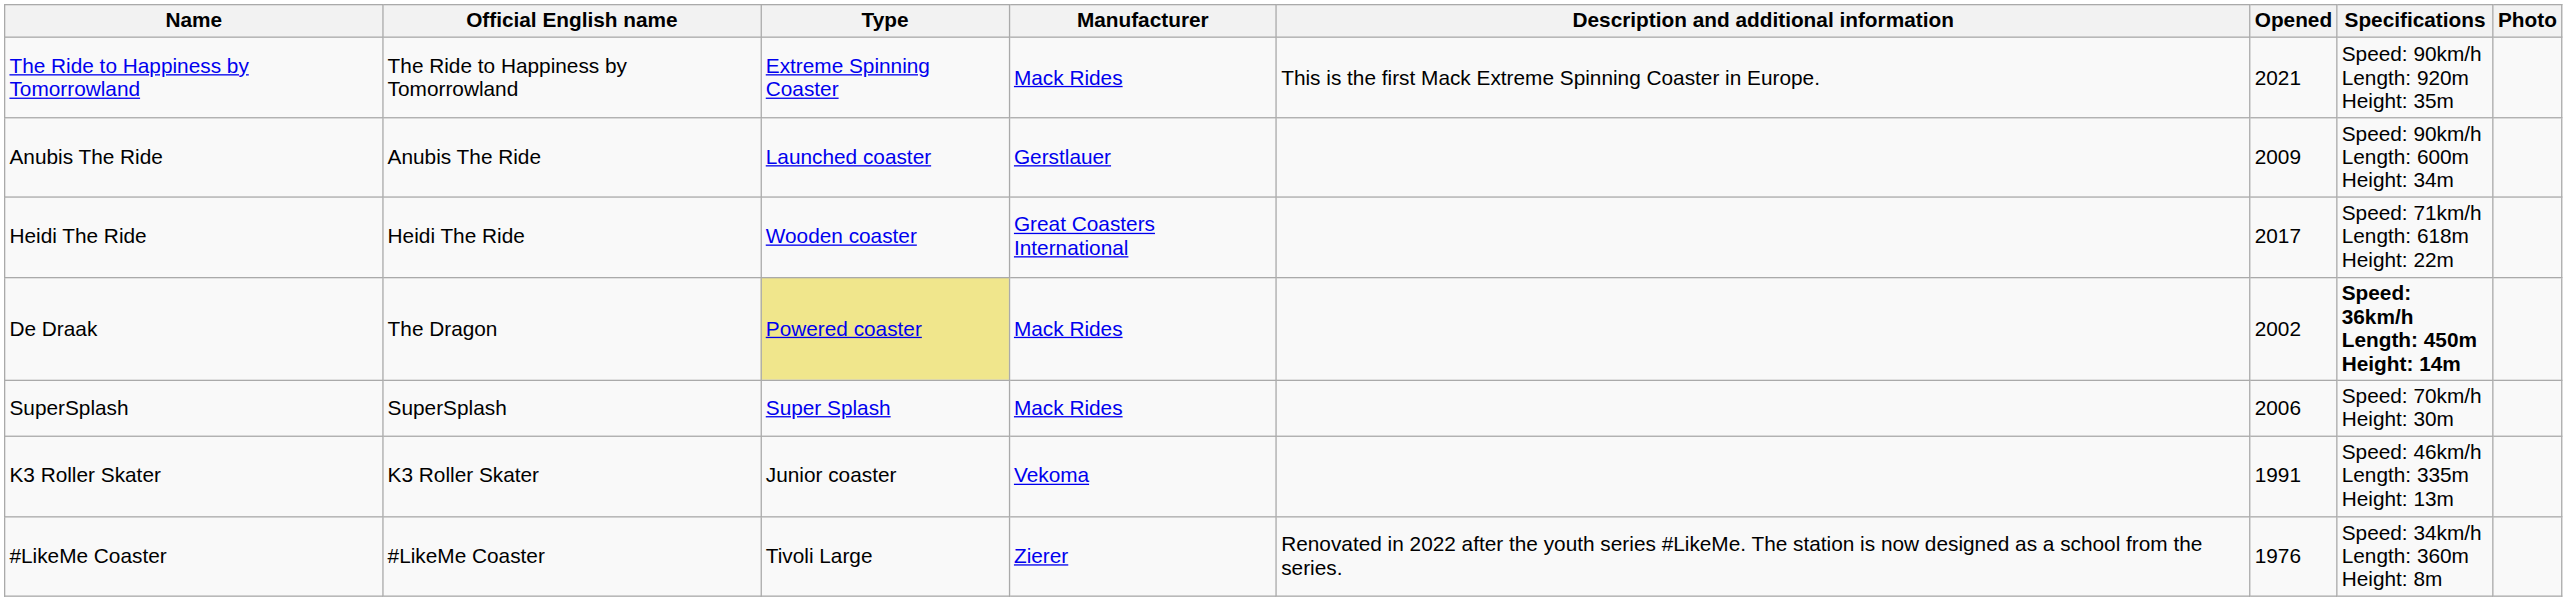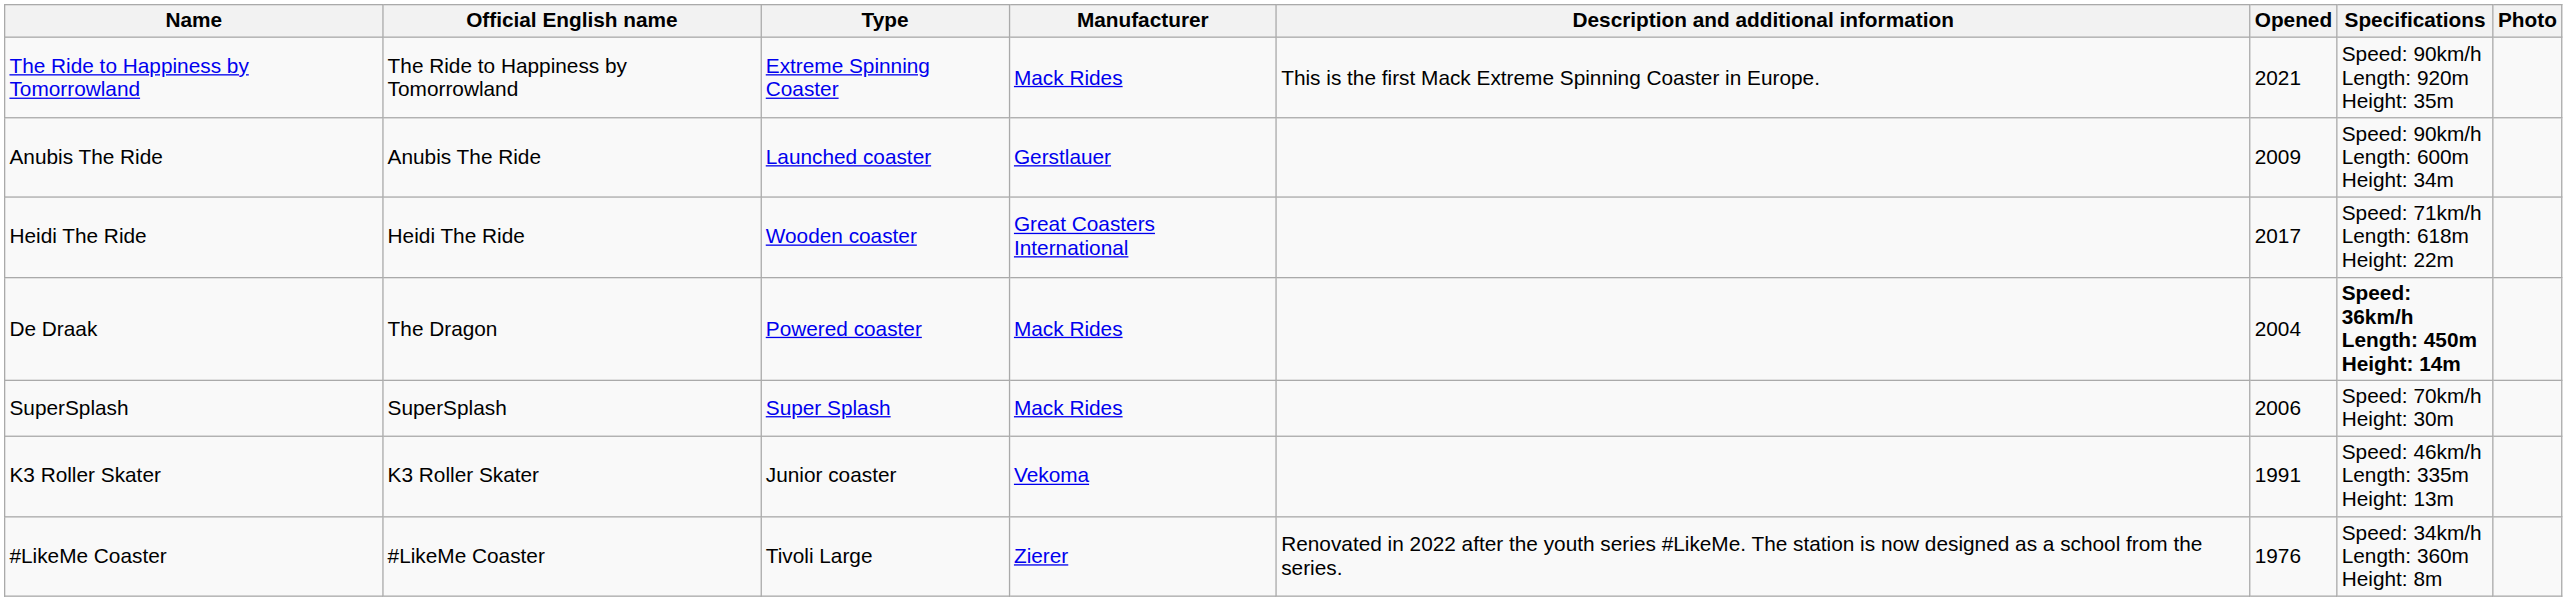(844, 328) khaki background -> (844, 328) no background
(2278, 328) 2002 -> (2278, 328) 2004
